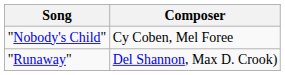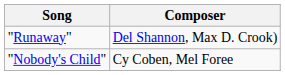rows swapped: (57, 37) <-> (40, 59)
